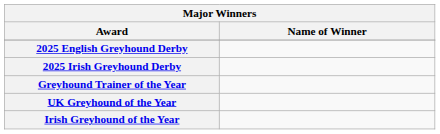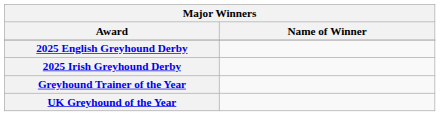- row: (112, 119)
